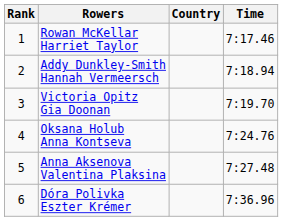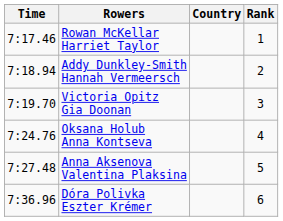columns swapped: (21, 14) <-> (250, 14)
